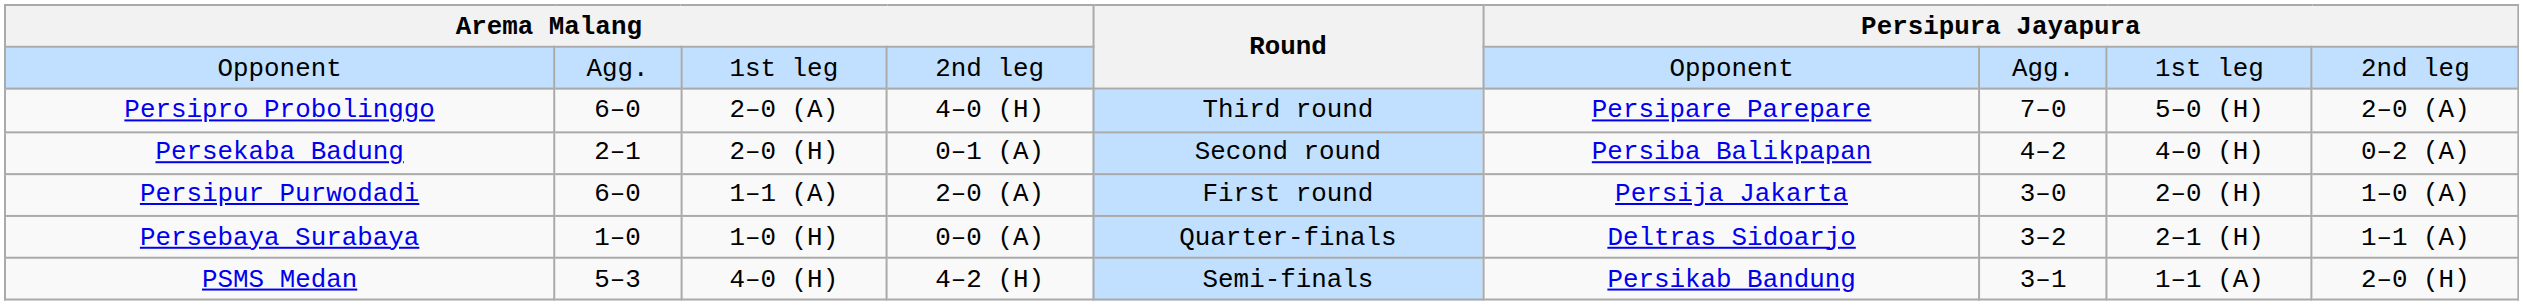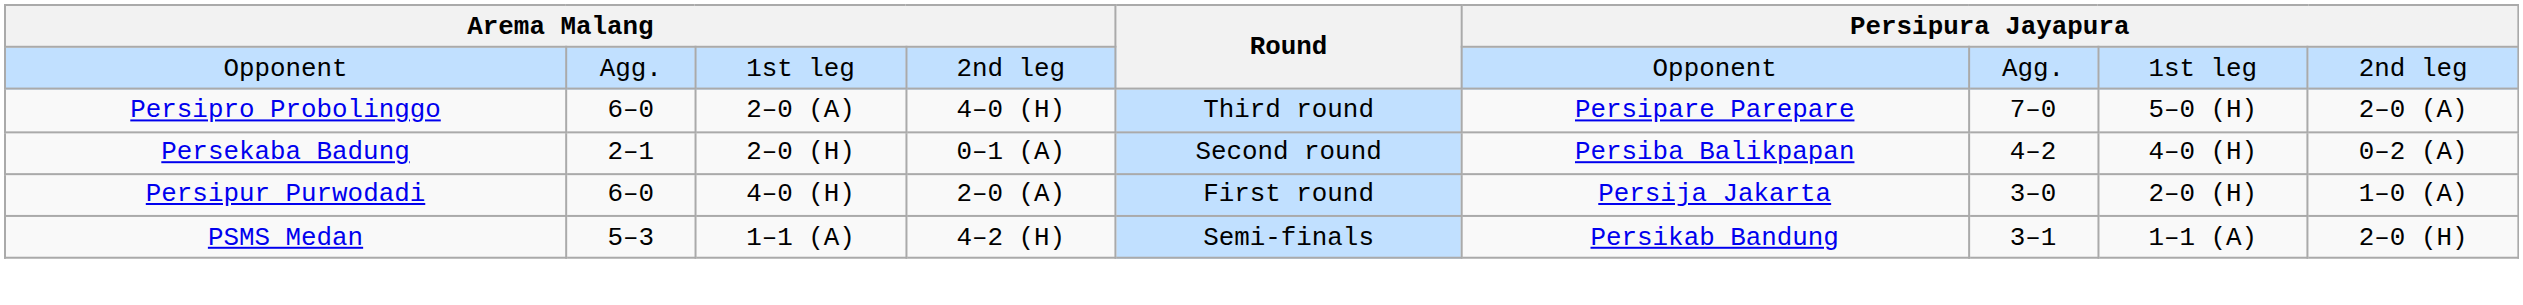(784, 195) 1–1 (A) -> (801, 195) 4–0 (H)
- row: (280, 237)
(784, 279) 4–0 (H) -> (801, 237) 1–1 (A)
